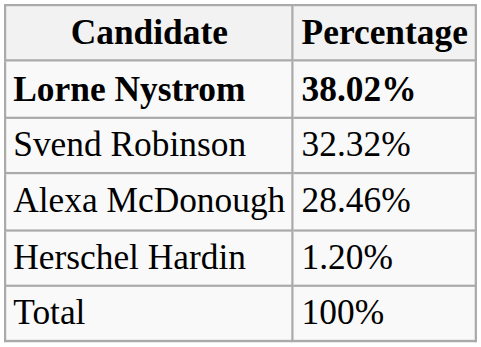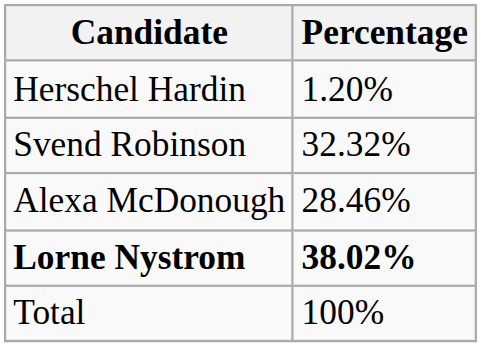rows swapped: (129, 88) <-> (130, 256)
